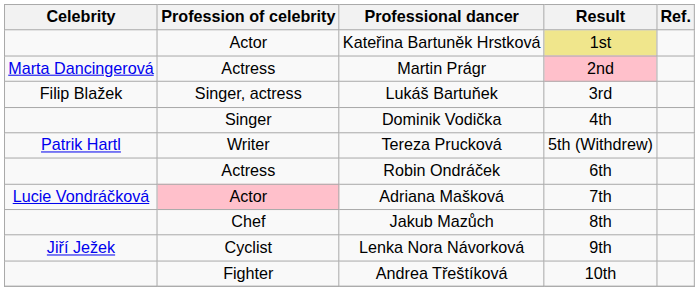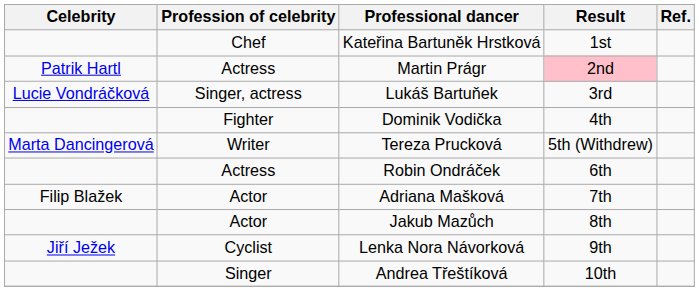(248, 42) Actor -> (248, 42) Chef
(600, 42) khaki background -> (600, 42) no background
(81, 68) Marta Dancingerová -> (81, 68) Patrik Hartl
(81, 94) Filip Blažek -> (81, 94) Lucie Vondráčková
(248, 119) Singer -> (248, 119) Fighter
(81, 145) Patrik Hartl -> (81, 145) Marta Dancingerová
(81, 196) Lucie Vondráčková -> (81, 196) Filip Blažek
(248, 196) pink background -> (248, 196) no background
(248, 222) Chef -> (248, 222) Actor
(248, 273) Fighter -> (248, 273) Singer
